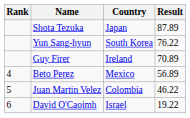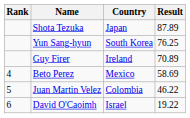(168, 43) 76.22 -> (168, 43) 76.25
(168, 74) 56.89 -> (168, 74) 58.69
